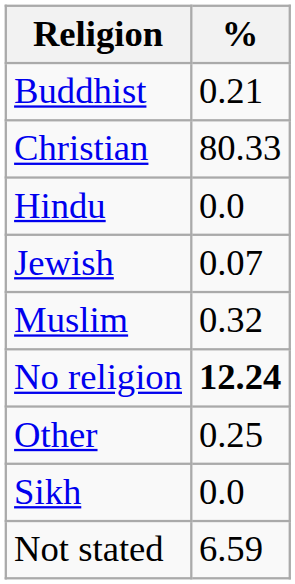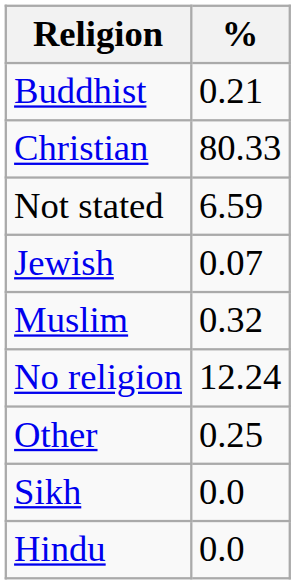rows swapped: (60, 205) <-> (89, 548)
(240, 377) bold -> (240, 377) normal
